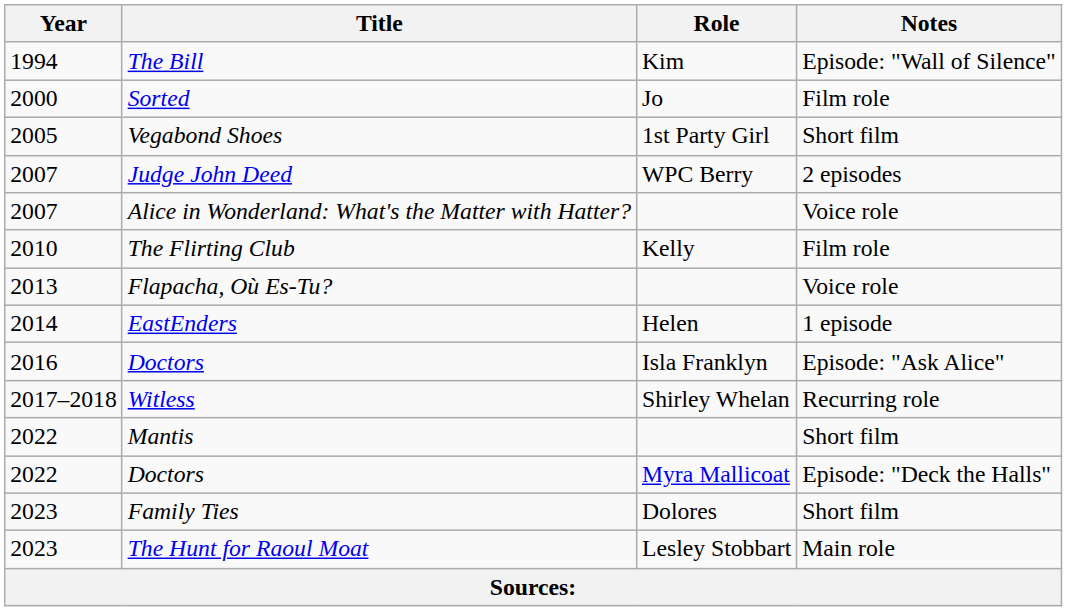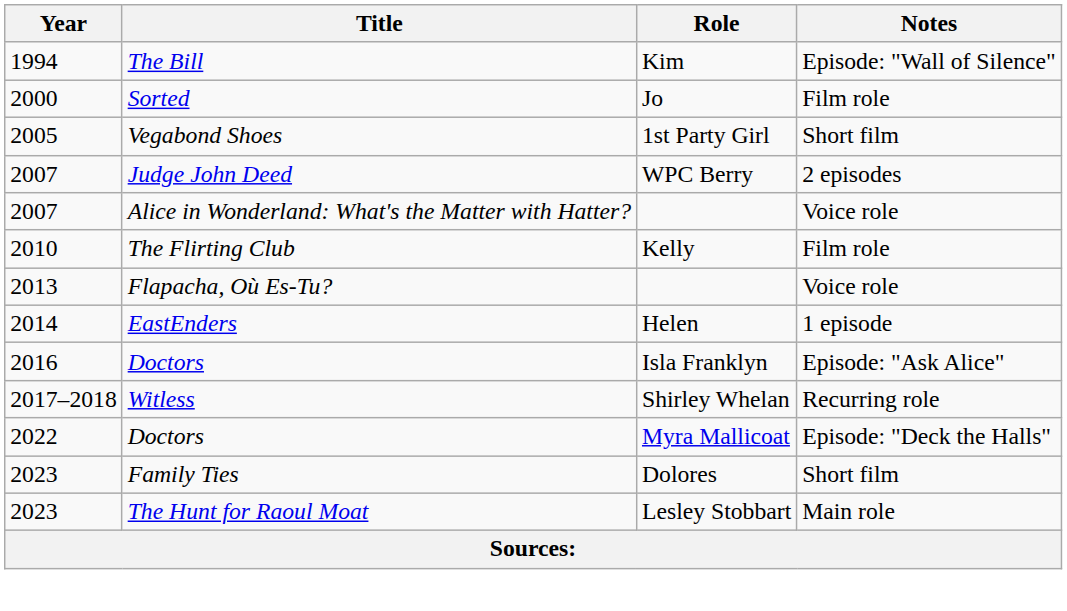- row: (161, 436)
